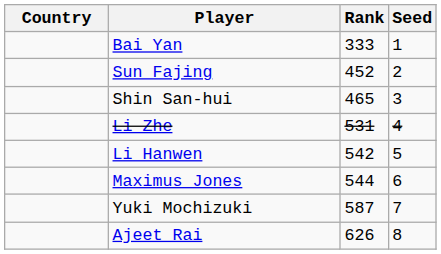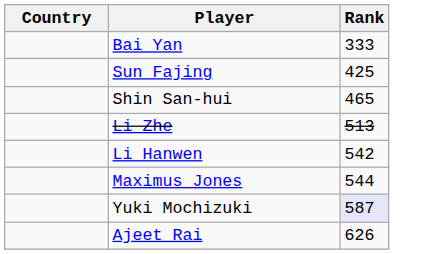- column: (412, 18)
(359, 72) 452 -> (359, 72) 425
(359, 127) 531 -> (359, 127) 513
(359, 208) no background -> (359, 208) lavender background
